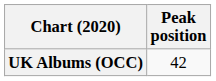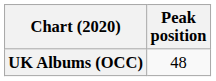(178, 62) 42 -> (178, 62) 48
